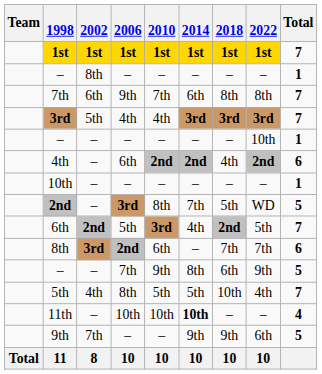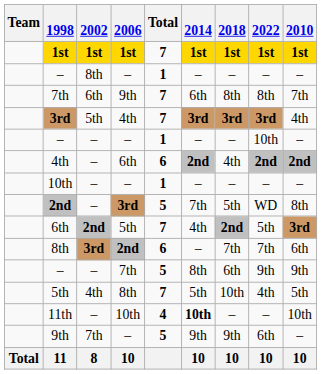columns swapped: (162, 30) <-> (298, 23)
